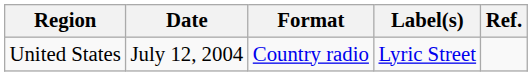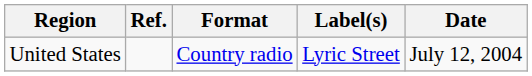columns swapped: (187, 20) <-> (504, 20)
